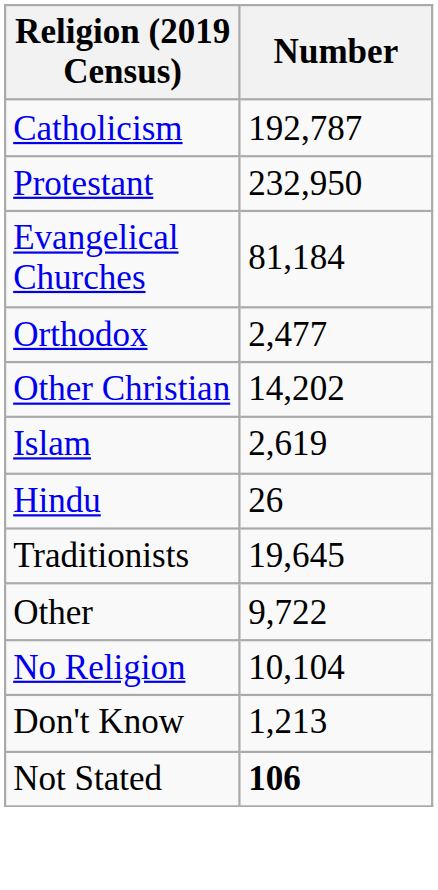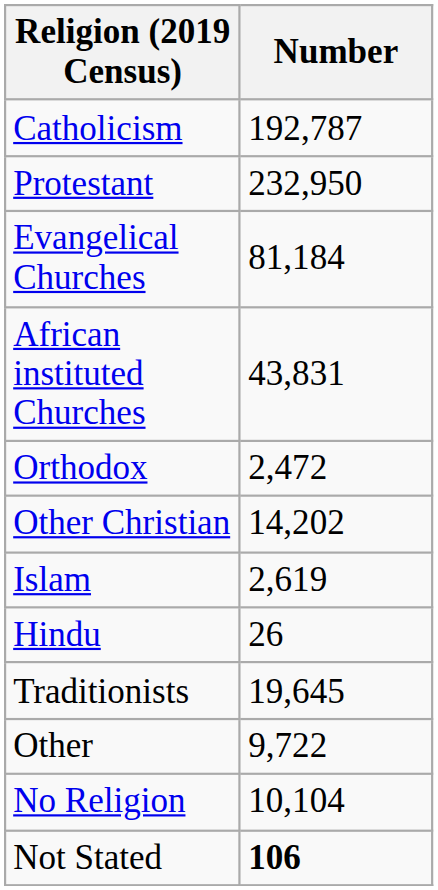+ row: (79, 372)
(288, 333) 2,477 -> (288, 467) 2,472
- row: (99, 722)
